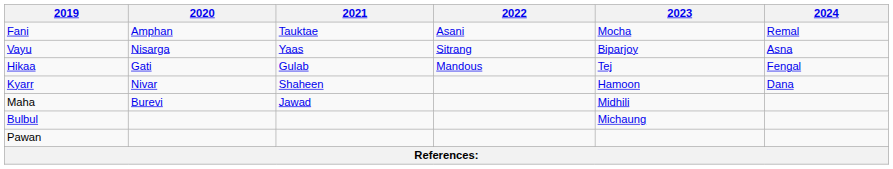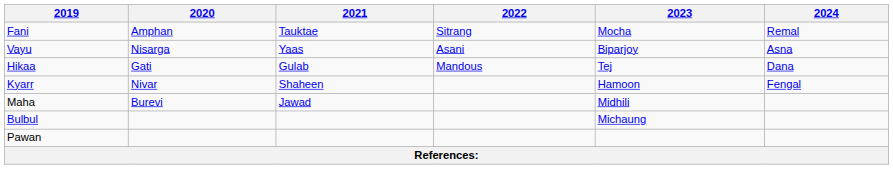(450, 31) Asani -> (454, 31) Sitrang
(454, 49) Sitrang -> (450, 49) Asani
(784, 66) Fengal -> (780, 66) Dana
(780, 84) Dana -> (784, 84) Fengal
